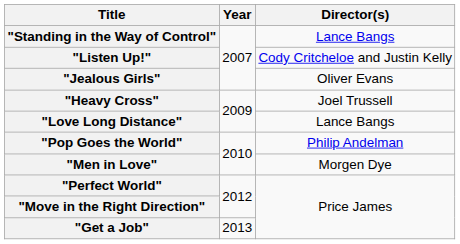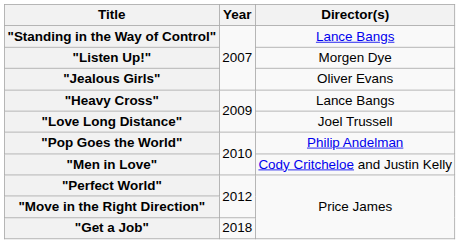(355, 57) Cody Critcheloe and Justin Kelly -> (355, 57) Morgen Dye
(355, 100) Joel Trussell -> (355, 100) Lance Bangs
(355, 121) Lance Bangs -> (355, 121) Joel Trussell
(355, 164) Morgen Dye -> (355, 164) Cody Critcheloe and Justin Kelly
(237, 228) 2013 -> (237, 228) 2018
